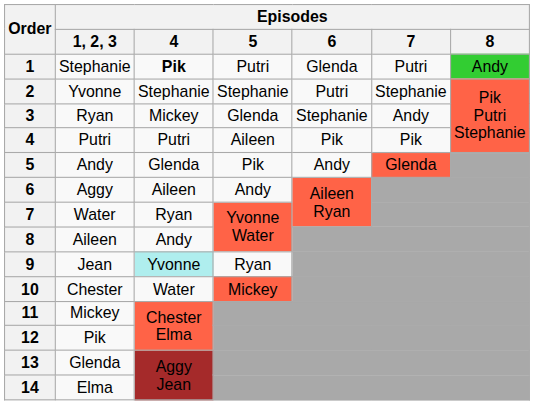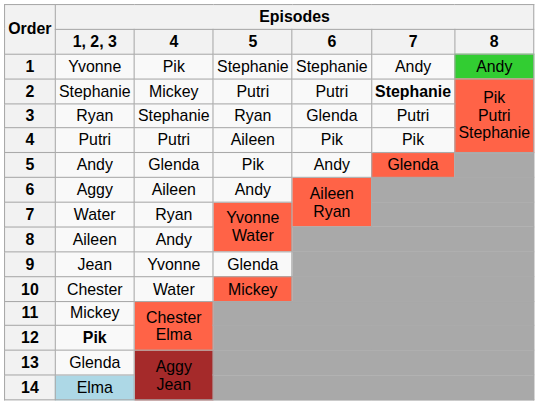(95, 66) Stephanie -> (95, 66) Yvonne
(174, 66) bold -> (174, 66) normal
(253, 66) Putri -> (253, 66) Stephanie
(332, 66) Glenda -> (332, 66) Stephanie
(411, 66) Putri -> (413, 66) Andy
(95, 91) Yvonne -> (95, 91) Stephanie
(174, 91) Stephanie -> (174, 91) Mickey
(253, 91) Stephanie -> (253, 91) Putri
(411, 91) normal -> (413, 91) bold
(174, 115) Mickey -> (174, 115) Stephanie
(253, 115) Glenda -> (253, 115) Ryan
(332, 115) Stephanie -> (332, 115) Glenda
(411, 115) Andy -> (413, 115) Putri
(174, 264) paleturquoise background -> (174, 264) no background
(253, 264) Ryan -> (253, 264) Glenda
(95, 338) normal -> (95, 338) bold
(95, 387) no background -> (95, 387) lightblue background
